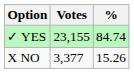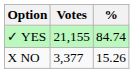(72, 36) 23,155 -> (72, 36) 21,155
